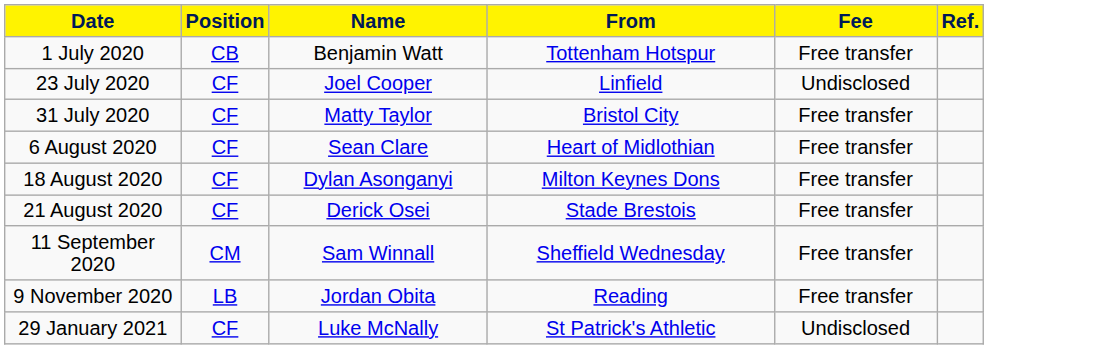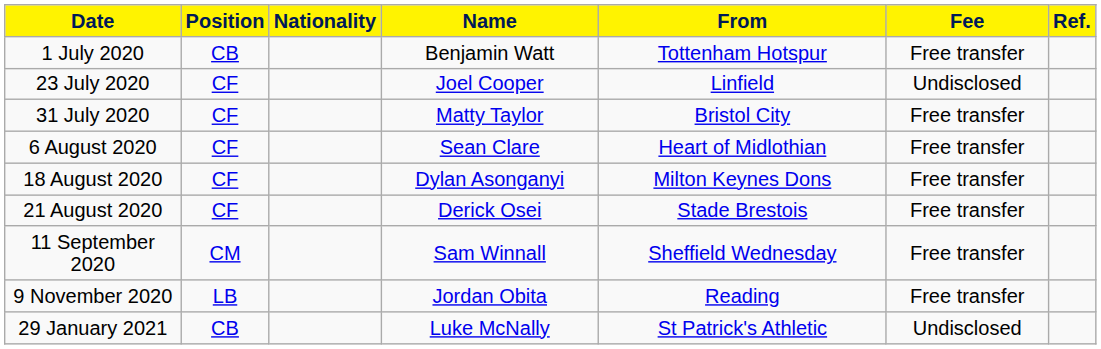+ column: (325, 21)
(225, 328) CF -> (225, 328) CB
